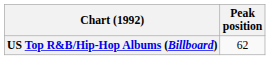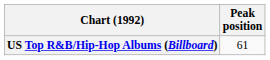(243, 45) 62 -> (243, 45) 61
